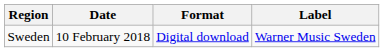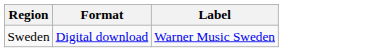- column: (103, 15)
